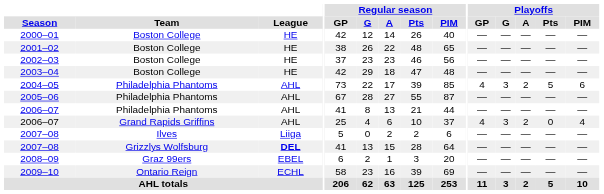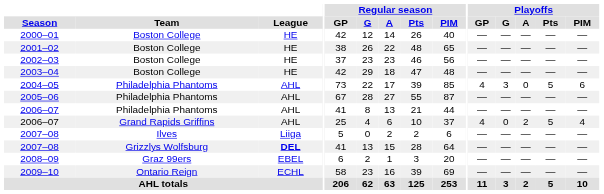(526, 84) 2 -> (526, 84) 0
(506, 121) 3 -> (506, 121) 0
(551, 121) 0 -> (551, 121) 5
